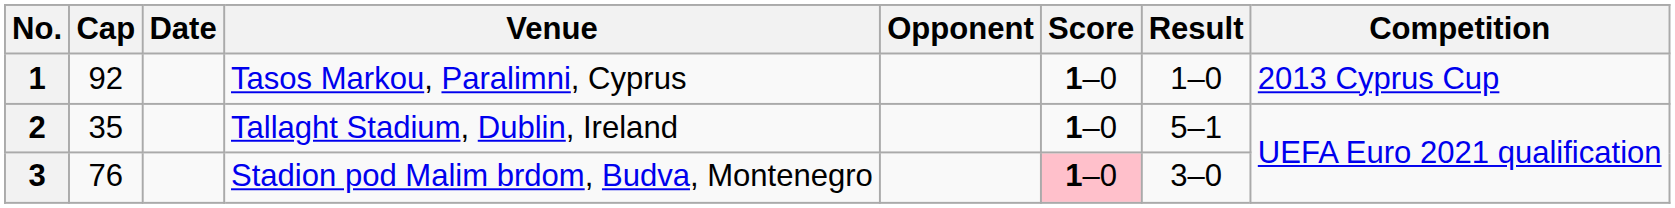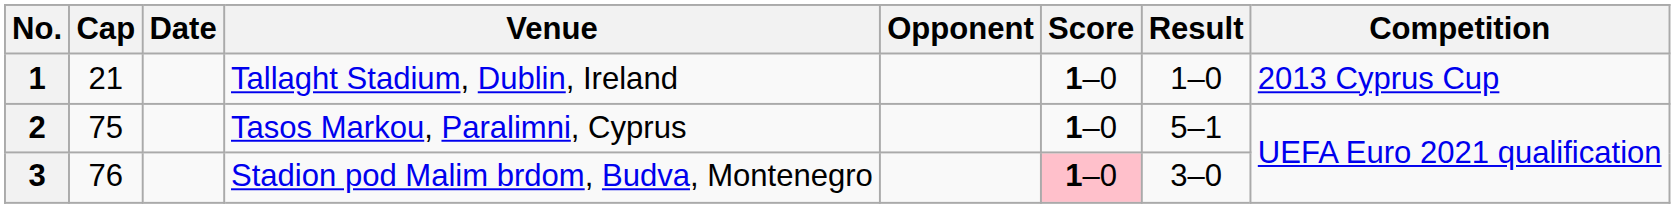(106, 78) 92 -> (106, 78) 21
(459, 78) Tasos Markou, Paralimni, Cyprus -> (454, 78) Tallaght Stadium, Dublin, Ireland
(106, 127) 35 -> (106, 127) 75
(454, 127) Tallaght Stadium, Dublin, Ireland -> (459, 127) Tasos Markou, Paralimni, Cyprus
